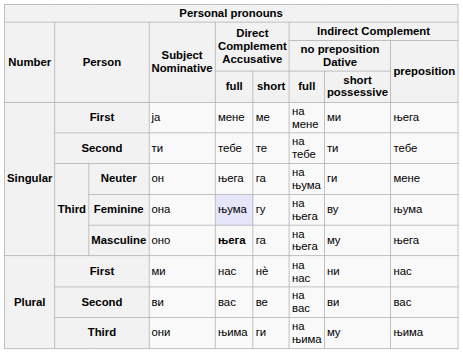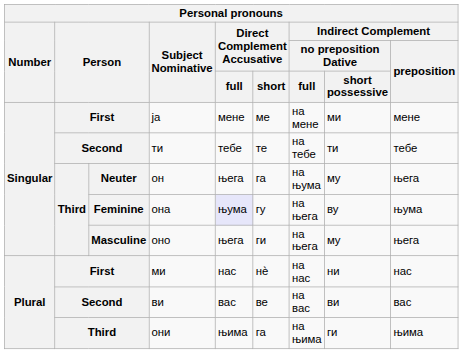(406, 117) њега -> (407, 117) мене
(332, 179) ги -> (334, 179) му
(407, 179) мене -> (406, 179) њега
(232, 240) bold -> (231, 240) normal
(261, 240) га -> (261, 240) ги
(261, 333) ги -> (261, 333) га
(334, 333) му -> (332, 333) ги
